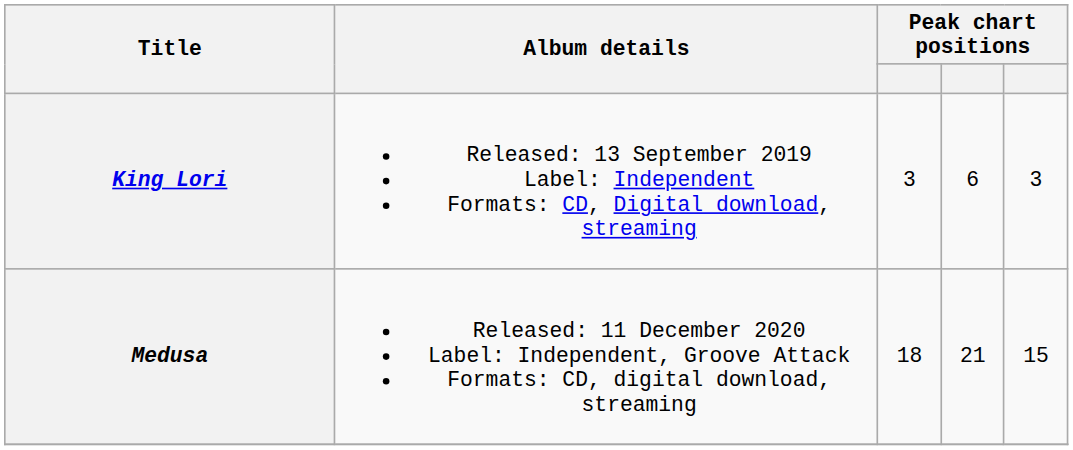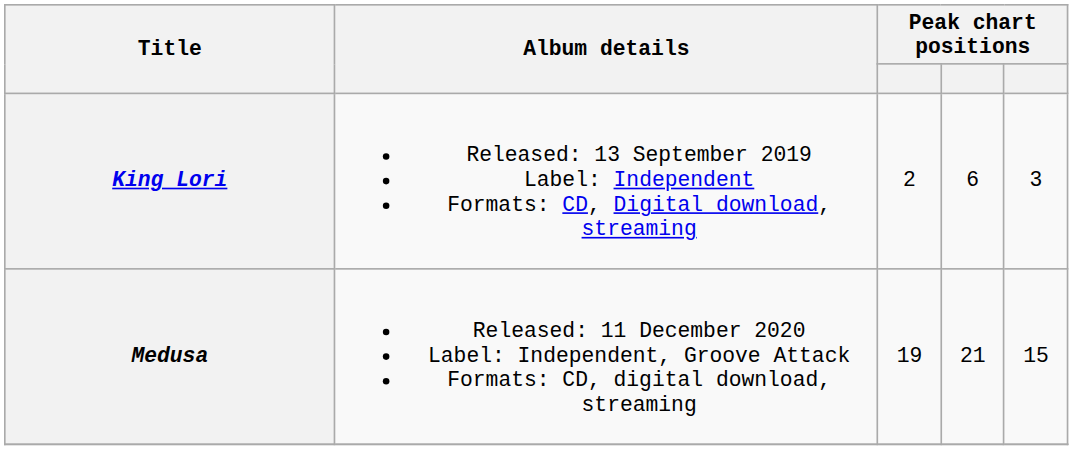(910, 181) 3 -> (910, 181) 2
(910, 356) 18 -> (910, 356) 19
